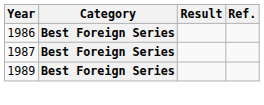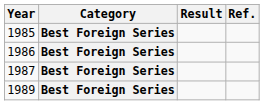+ row: (21, 33)
